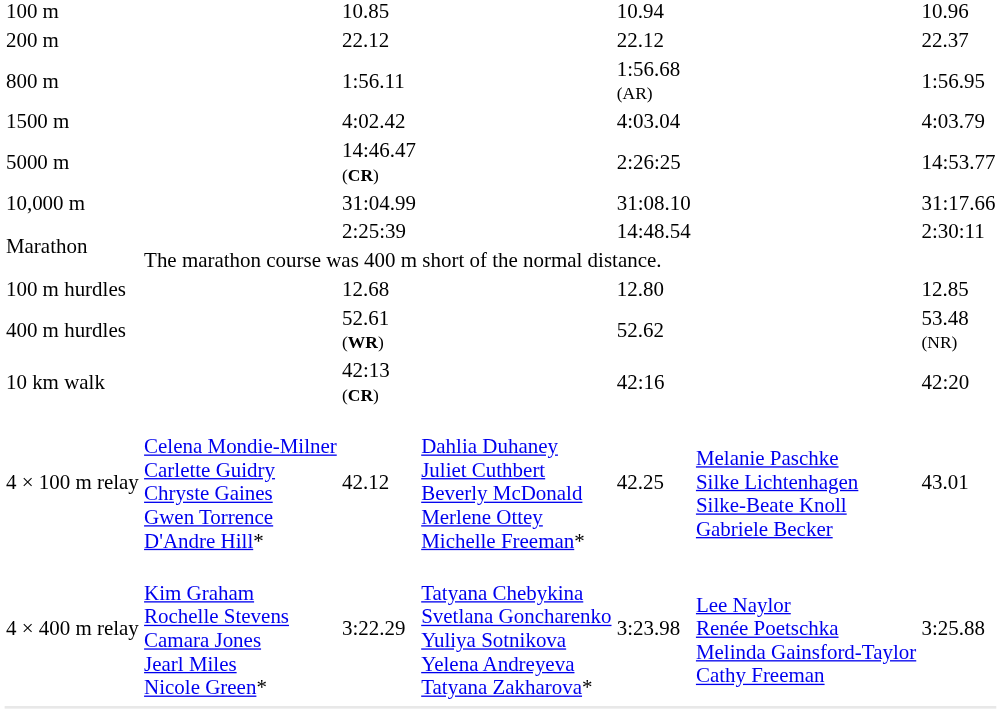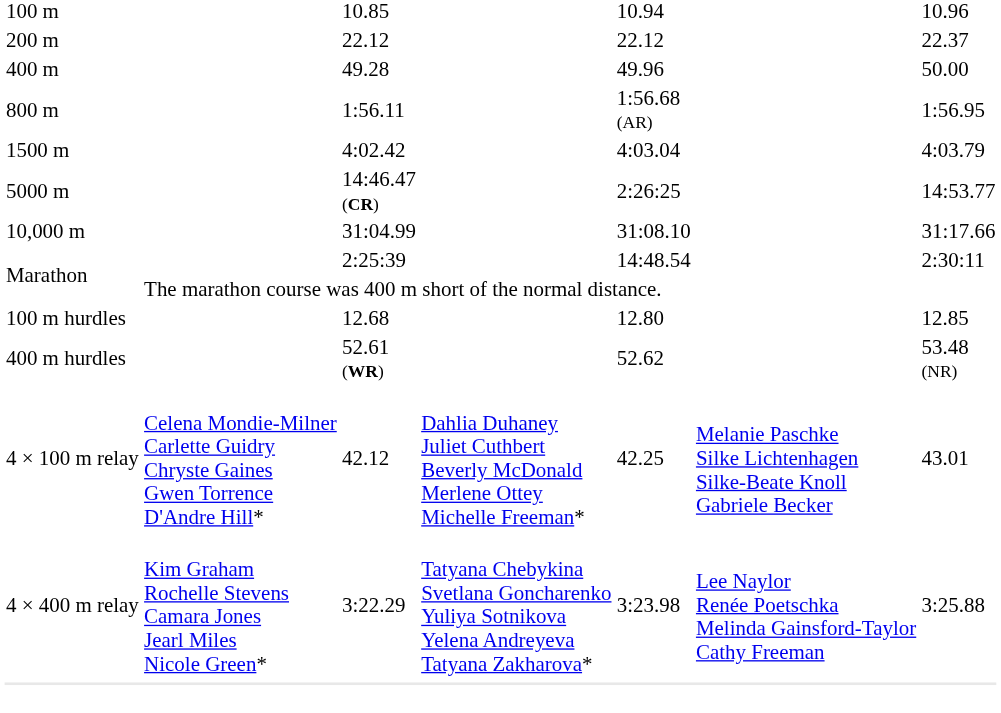+ row: (32, 69)
- row: (55, 382)
